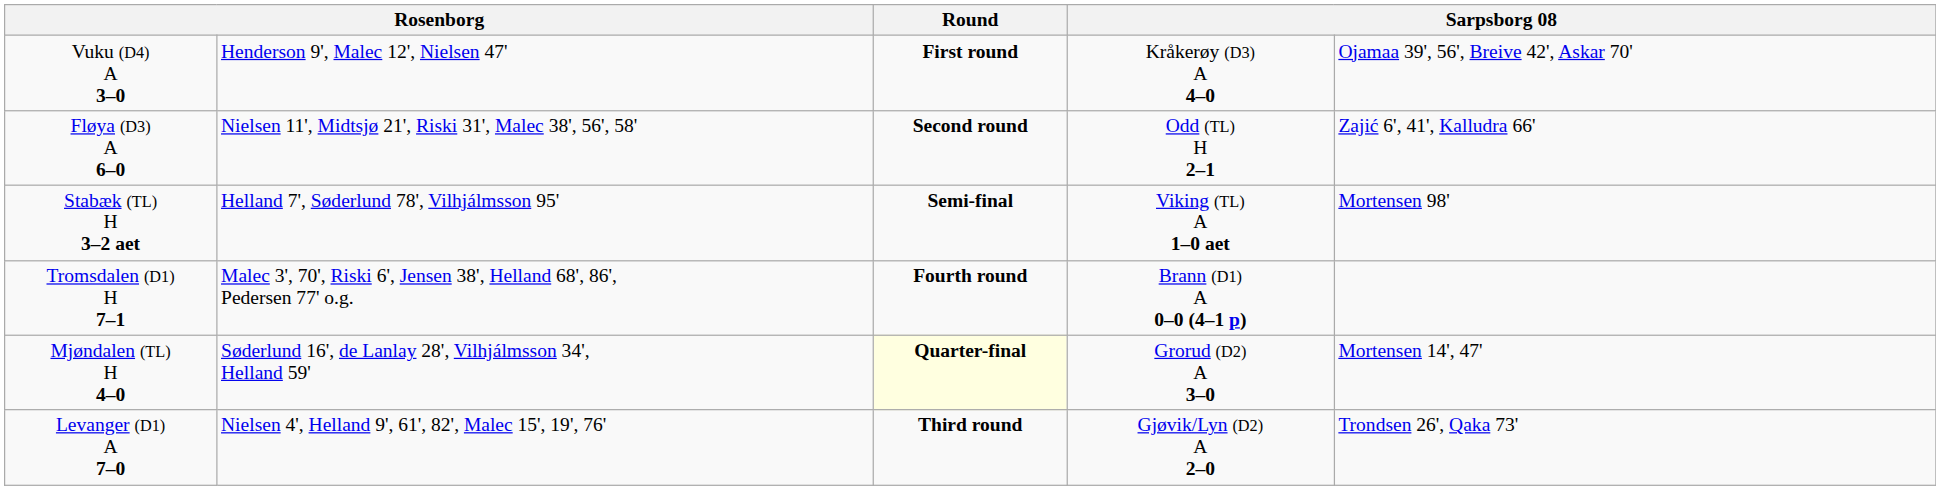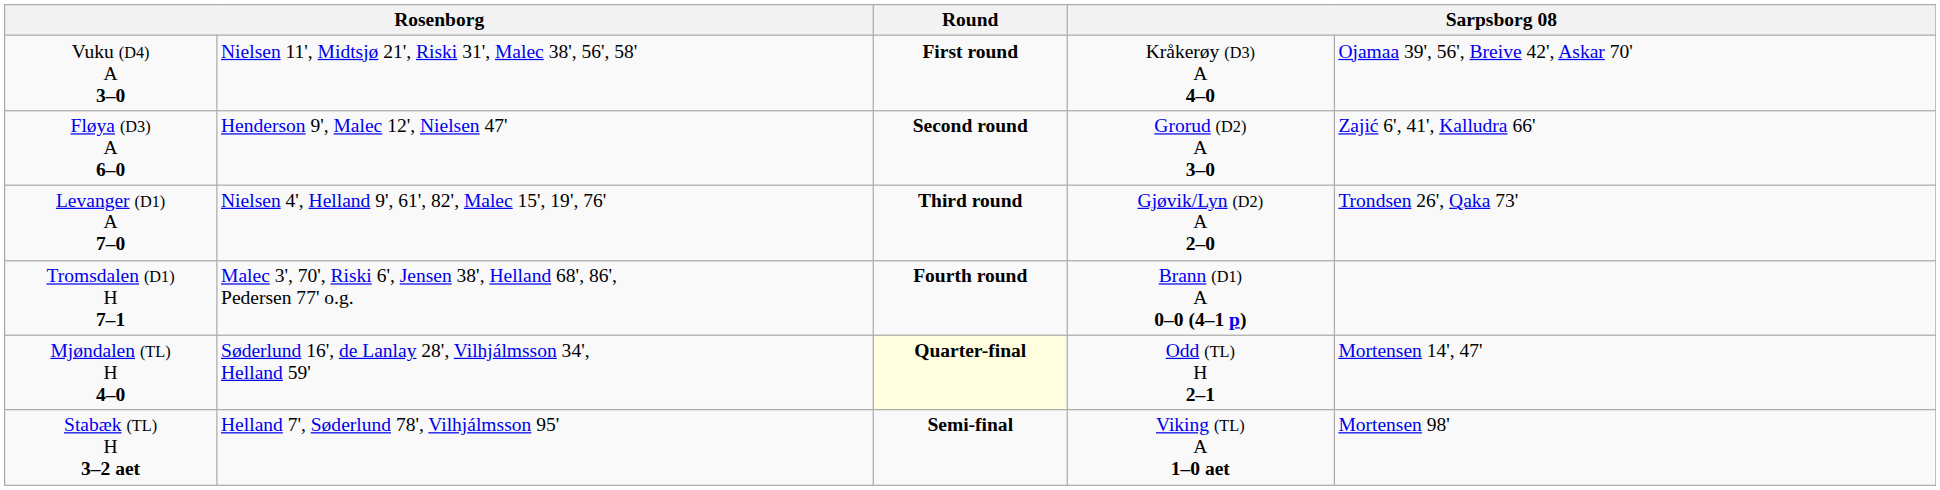(364, 50) Henderson 9', Malec 12', Nielsen 47' -> (429, 50) Nielsen 11', Midtsjø 21', Riski 31', Malec 38', 56', 58'
(429, 125) Nielsen 11', Midtsjø 21', Riski 31', Malec 38', 56', 58' -> (364, 125) Henderson 9', Malec 12', Nielsen 47'
(1200, 147) Odd (TL) H 2–1 -> (1200, 147) Grorud (D2) A 3–0
rows swapped: (111, 447) <-> (111, 222)
(1200, 372) Grorud (D2) A 3–0 -> (1200, 372) Odd (TL) H 2–1
